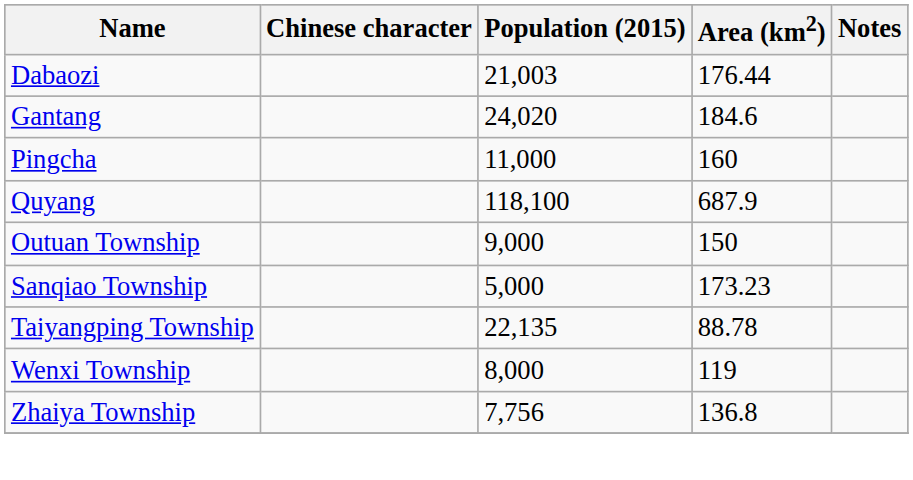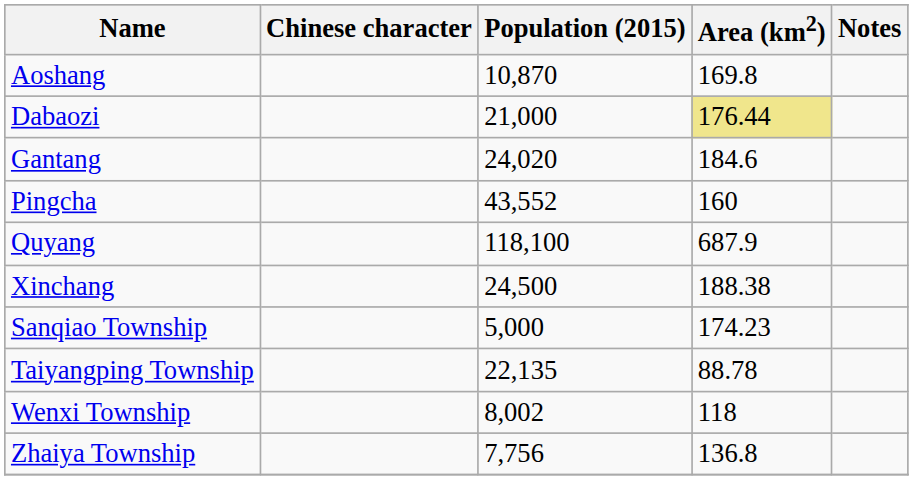+ row: (58, 74)
(521, 74) 21,003 -> (521, 116) 21,000
(734, 74) no background -> (734, 116) khaki background
(520, 159) 11,000 -> (521, 201) 43,552
+ row: (63, 285)
- row: (105, 243)
(734, 285) 173.23 -> (734, 327) 174.23
(514, 369) 8,000 -> (514, 411) 8,002
(717, 369) 119 -> (717, 411) 118
